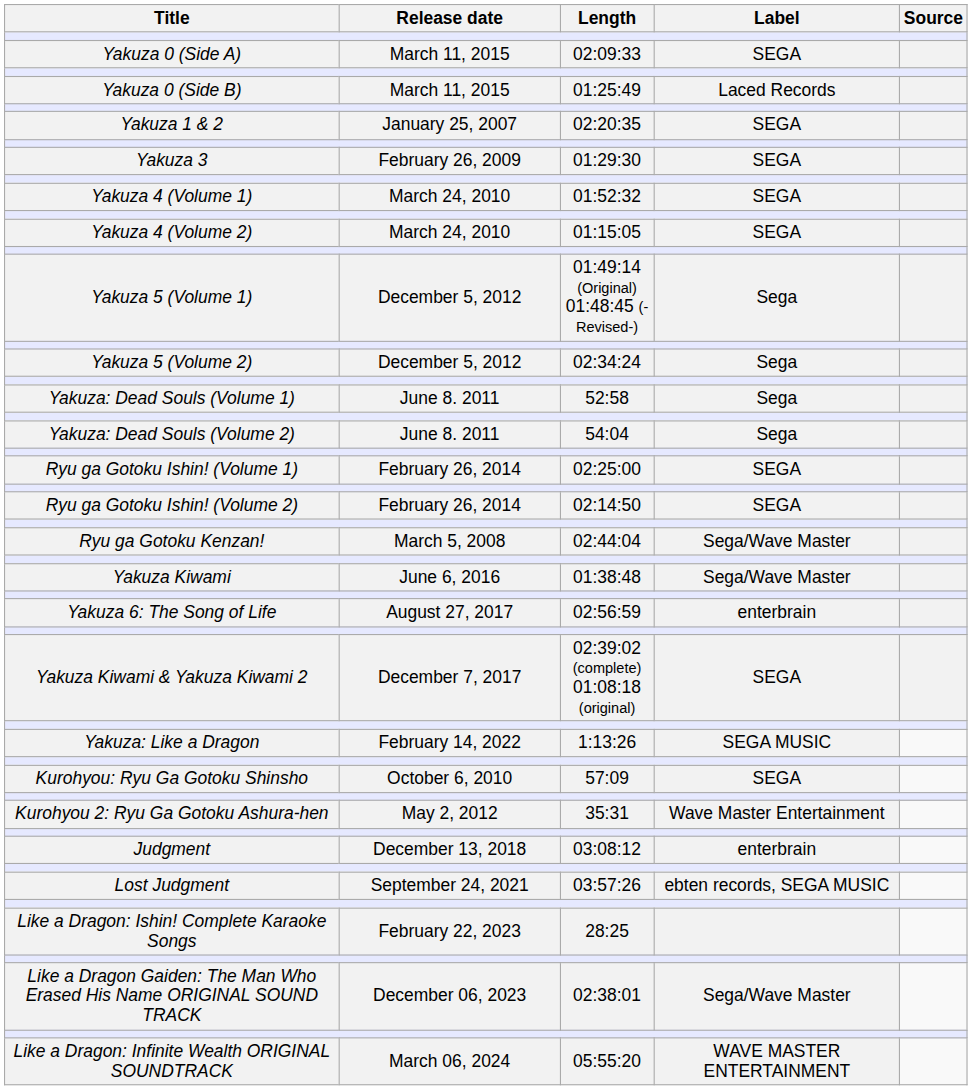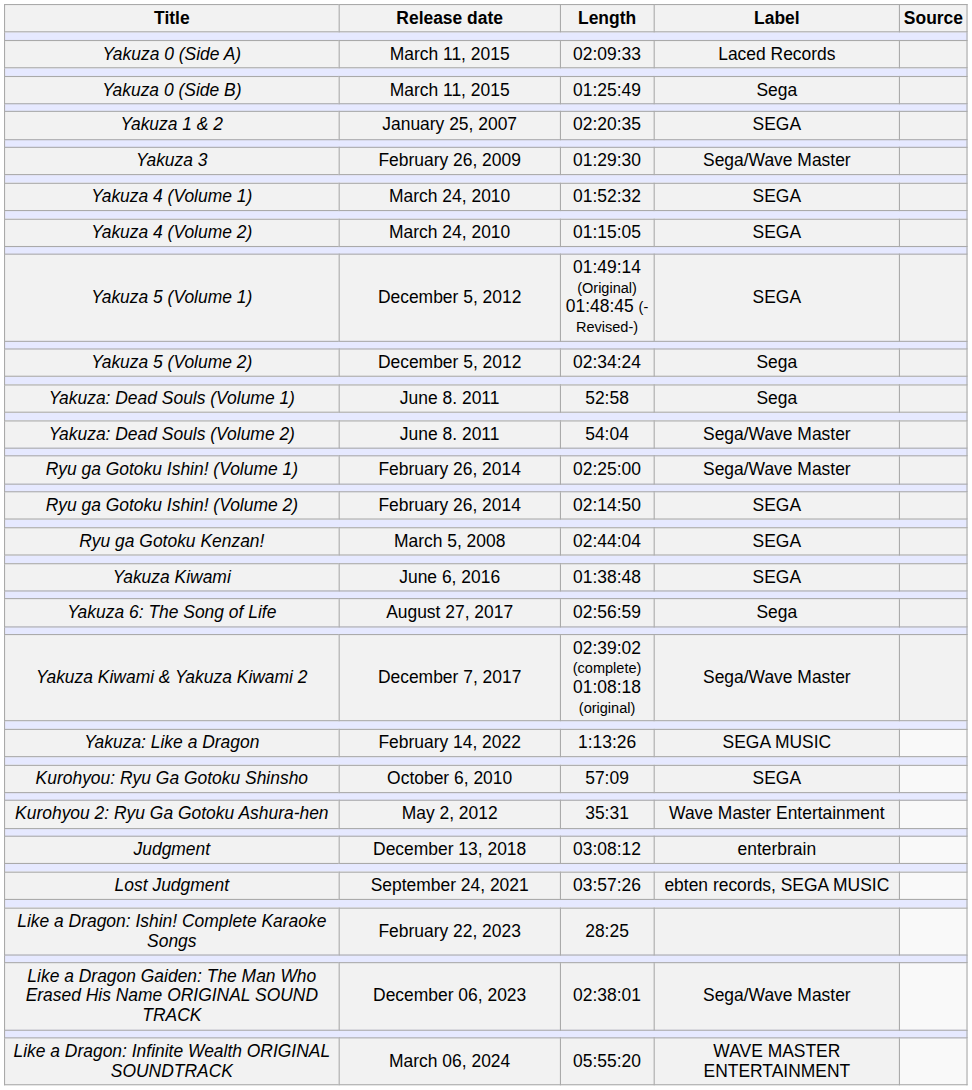(777, 54) SEGA -> (777, 54) Laced Records
(777, 89) Laced Records -> (777, 89) Sega
(777, 161) SEGA -> (777, 161) Sega/Wave Master
(777, 297) Sega -> (777, 297) SEGA
(777, 434) Sega -> (777, 434) Sega/Wave Master
(777, 469) SEGA -> (777, 469) Sega/Wave Master
(777, 541) Sega/Wave Master -> (777, 541) SEGA
(777, 576) Sega/Wave Master -> (777, 576) SEGA
(777, 612) enterbrain -> (777, 612) Sega
(777, 677) SEGA -> (777, 677) Sega/Wave Master
